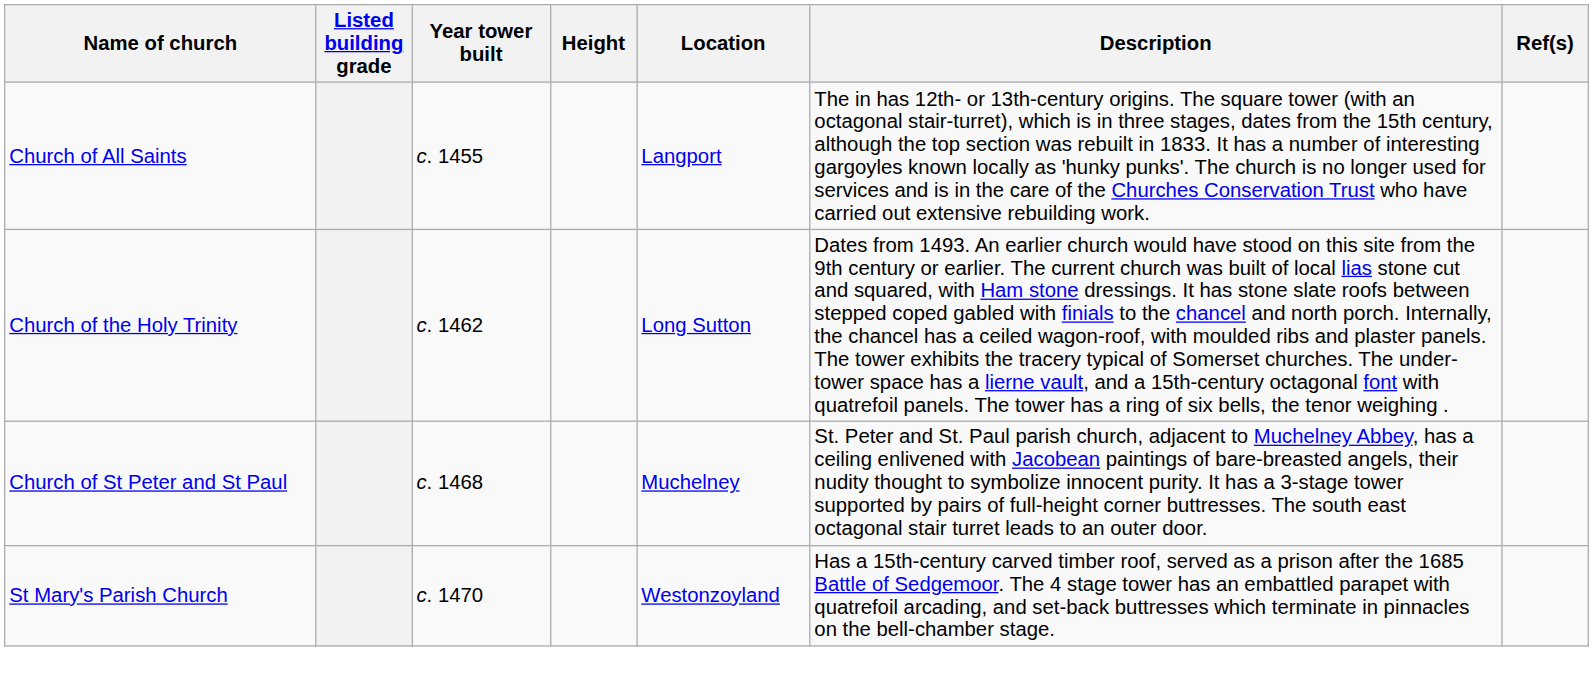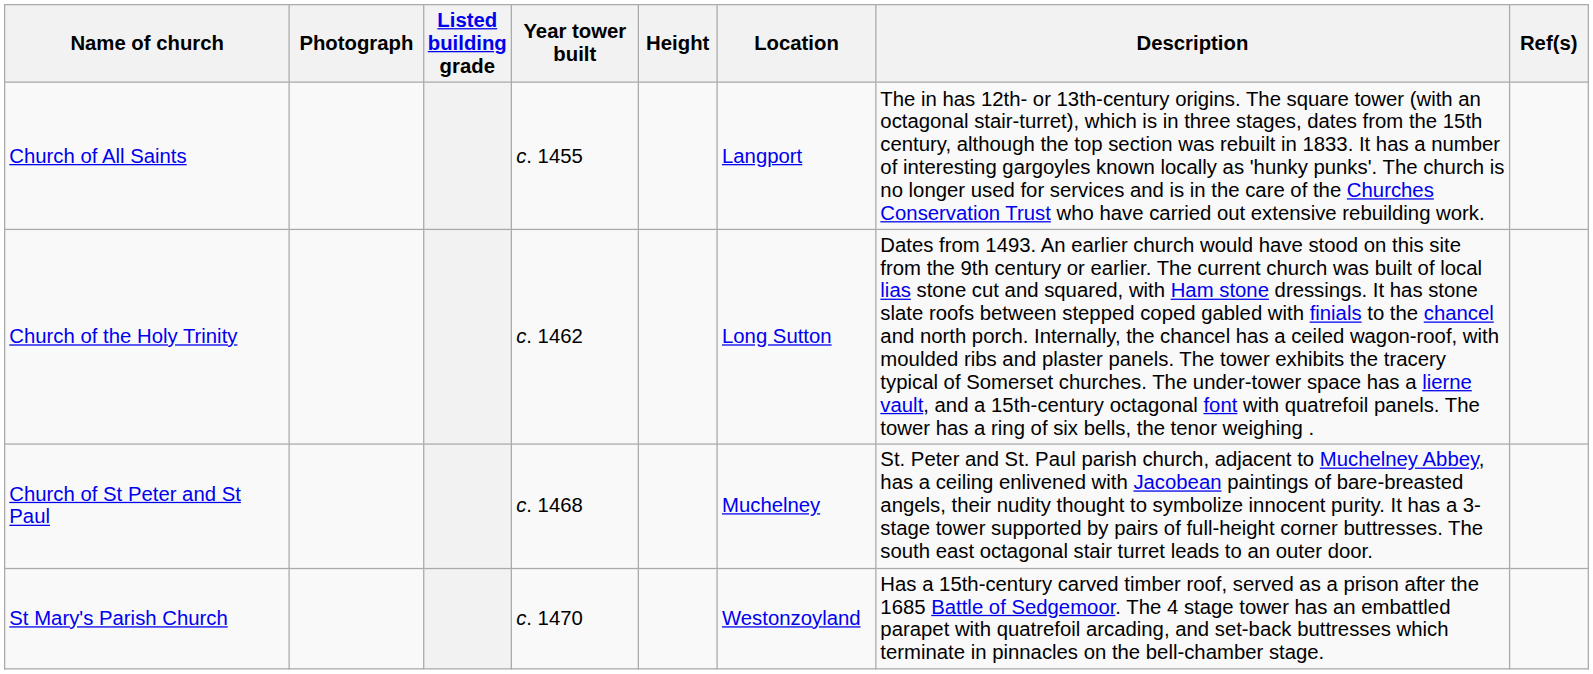+ column: (356, 43)
